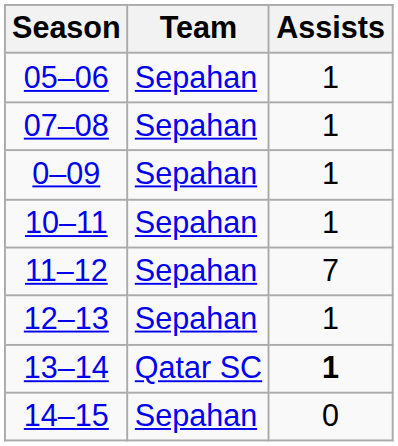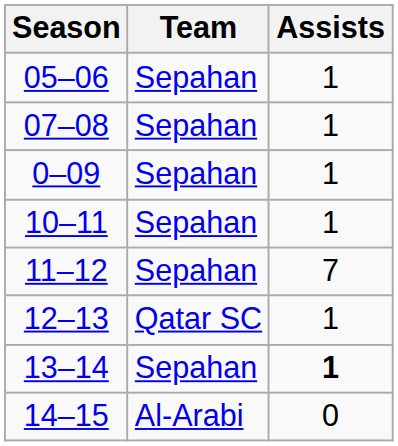(196, 319) Sepahan -> (198, 319) Qatar SC
(198, 367) Qatar SC -> (196, 367) Sepahan
(196, 416) Sepahan -> (189, 416) Al-Arabi
